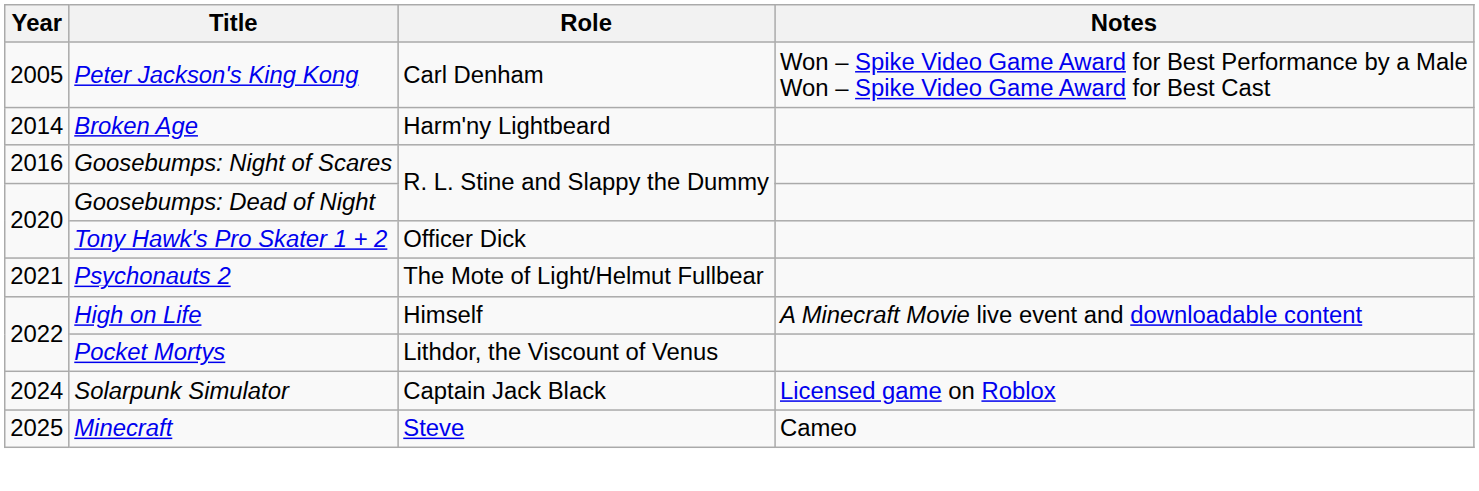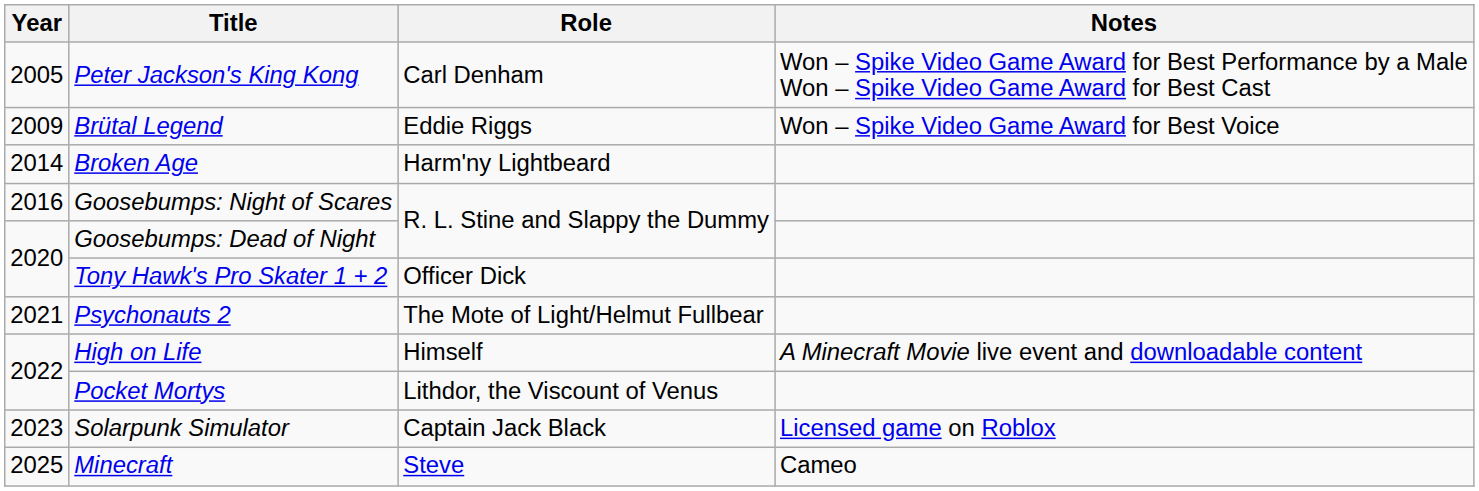+ row: (148, 125)
(37, 390) 2024 -> (37, 428) 2023
